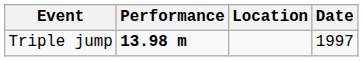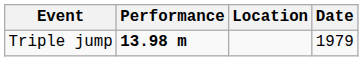(335, 43) 1997 -> (335, 43) 1979
